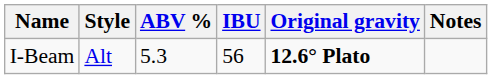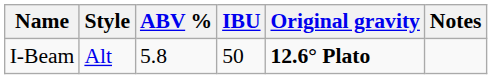(153, 55) 5.3 -> (153, 55) 5.8
(233, 55) 56 -> (233, 55) 50
